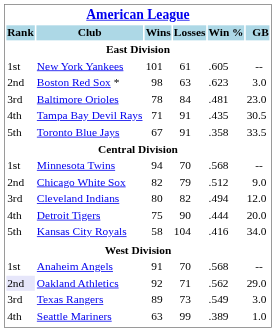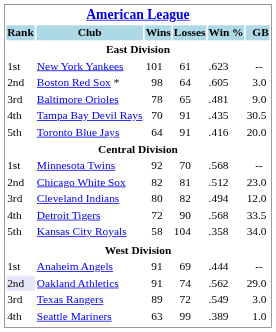(219, 66) .605 -> (219, 66) .623
(182, 82) 63 -> (182, 82) 64
(219, 82) .623 -> (219, 82) .605
(182, 99) 84 -> (182, 99) 65
(257, 99) 23.0 -> (257, 99) 9.0
(154, 115) 71 -> (154, 115) 70
(154, 132) 67 -> (154, 132) 64
(219, 132) .358 -> (219, 132) .416
(257, 132) 33.5 -> (257, 132) 20.0
(154, 165) 94 -> (154, 165) 92
(182, 182) 79 -> (182, 182) 81
(257, 182) 9.0 -> (257, 182) 23.0
(154, 215) 75 -> (154, 215) 72
(219, 215) .444 -> (219, 215) .568
(257, 215) 20.0 -> (257, 215) 33.5
(219, 232) .416 -> (219, 232) .358
(182, 266) 70 -> (182, 266) 69
(219, 266) .568 -> (219, 266) .444
(154, 283) 92 -> (154, 283) 91
(182, 283) 71 -> (182, 283) 74
(182, 299) 73 -> (182, 299) 72
